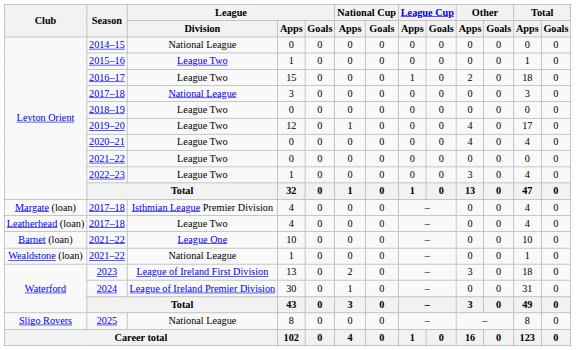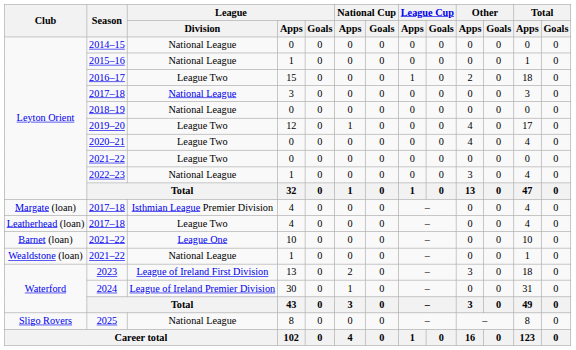(202, 61) League Two -> (202, 61) National League
(202, 110) League Two -> (202, 110) National League
(202, 175) League Two -> (202, 175) National League
